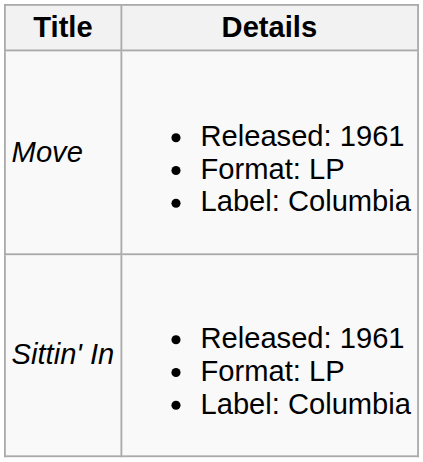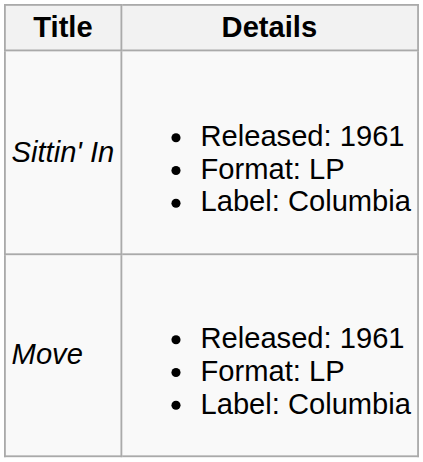rows swapped: (47, 152) <-> (63, 354)
